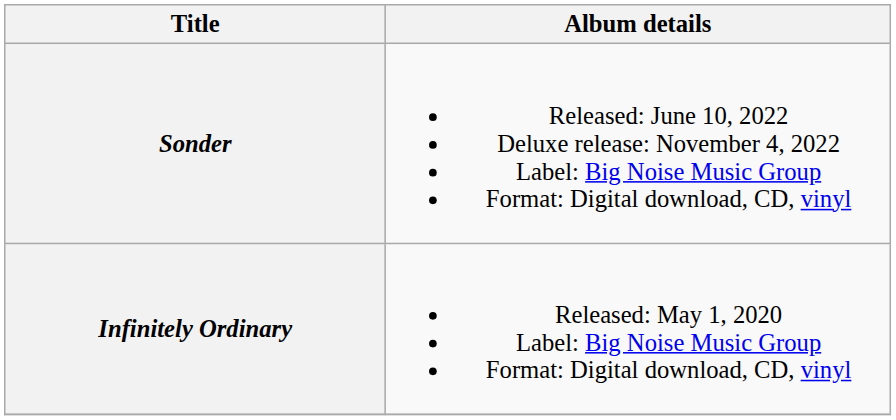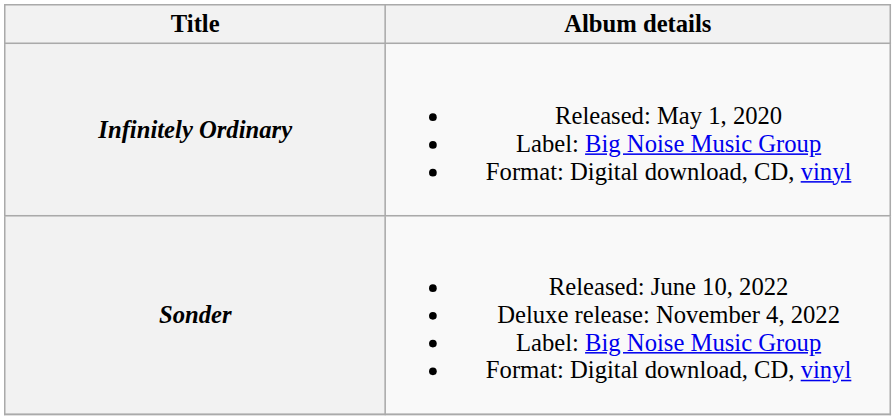rows swapped: (195, 328) <-> (195, 143)
